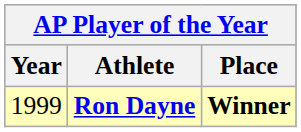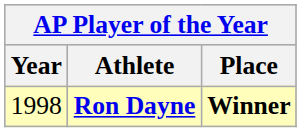(36, 106) 1999 -> (36, 106) 1998
